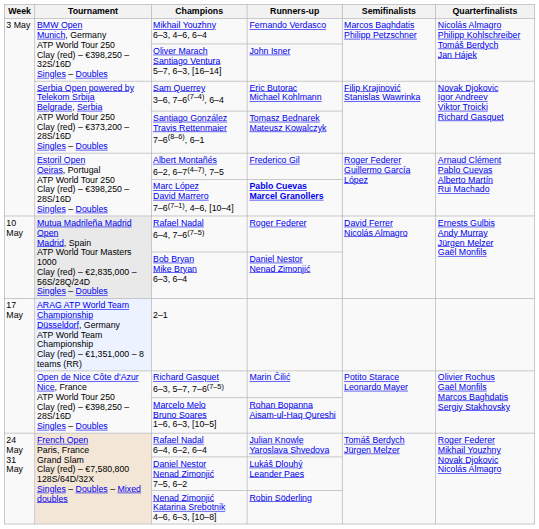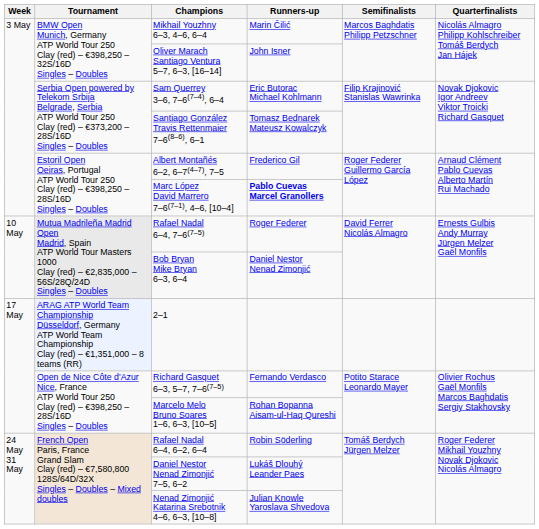(288, 26) Fernando Verdasco -> (270, 26) Marin Čilić
(270, 378) Marin Čilić -> (288, 378) Fernando Verdasco
(289, 445) Julian Knowle Yaroslava Shvedova -> (281, 441) Robin Söderling
(281, 498) Robin Söderling -> (289, 503) Julian Knowle Yaroslava Shvedova
